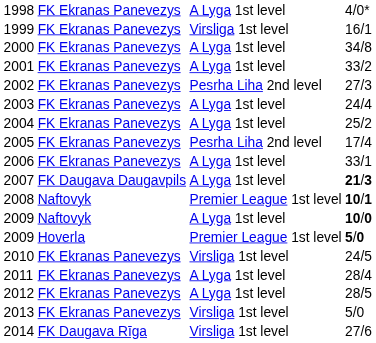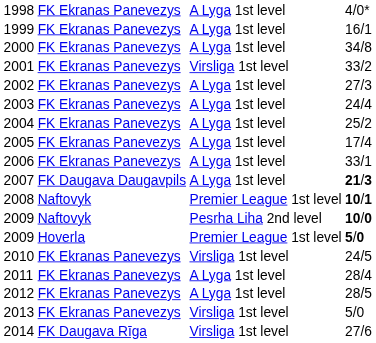(239, 29) Virsliga 1st level -> (237, 29) A Lyga 1st level
(237, 67) A Lyga 1st level -> (239, 67) Virsliga 1st level
(256, 86) Pesrha Liha 2nd level -> (237, 86) A Lyga 1st level
(256, 142) Pesrha Liha 2nd level -> (237, 142) A Lyga 1st level
(237, 218) A Lyga 1st level -> (256, 218) Pesrha Liha 2nd level
